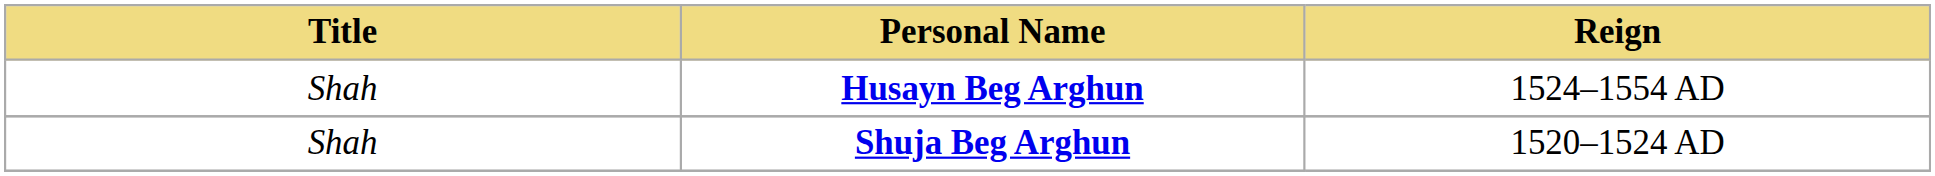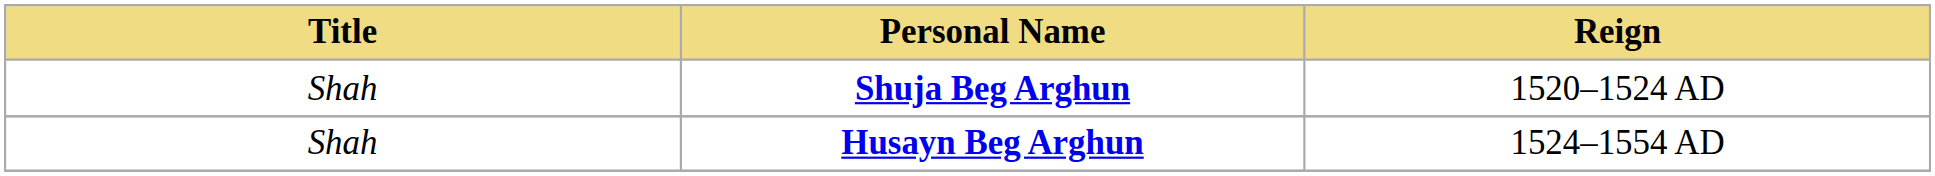rows swapped: (993, 142) <-> (993, 87)
